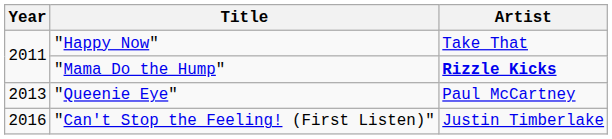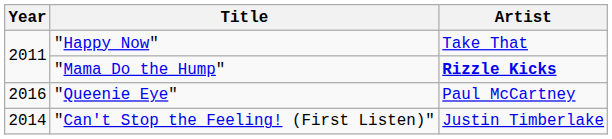(27, 95) 2013 -> (27, 95) 2016
(27, 121) 2016 -> (27, 121) 2014
